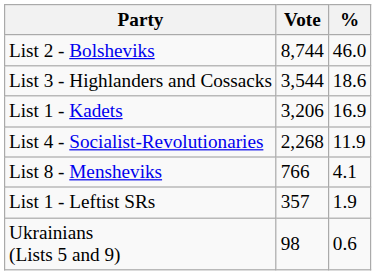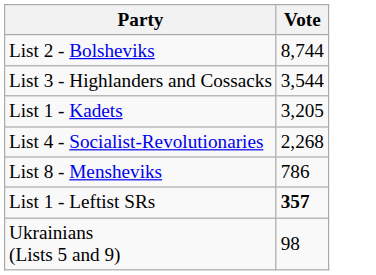- column: (350, 19)
(302, 111) 3,206 -> (302, 111) 3,205
(295, 171) 766 -> (295, 171) 786
(295, 202) normal -> (295, 202) bold
